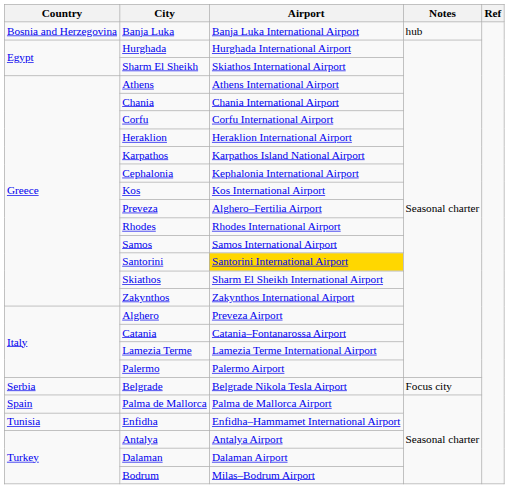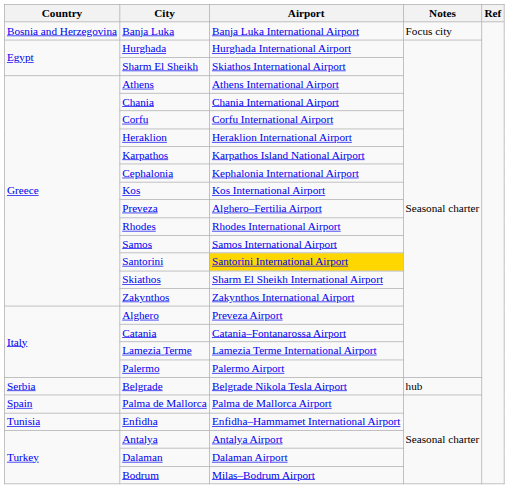(414, 31) hub -> (429, 31) Focus city
(429, 386) Focus city -> (414, 386) hub
